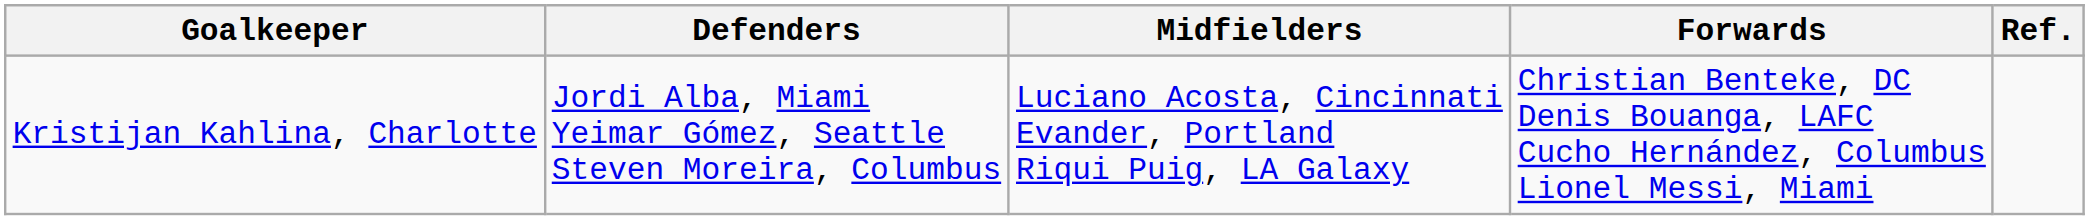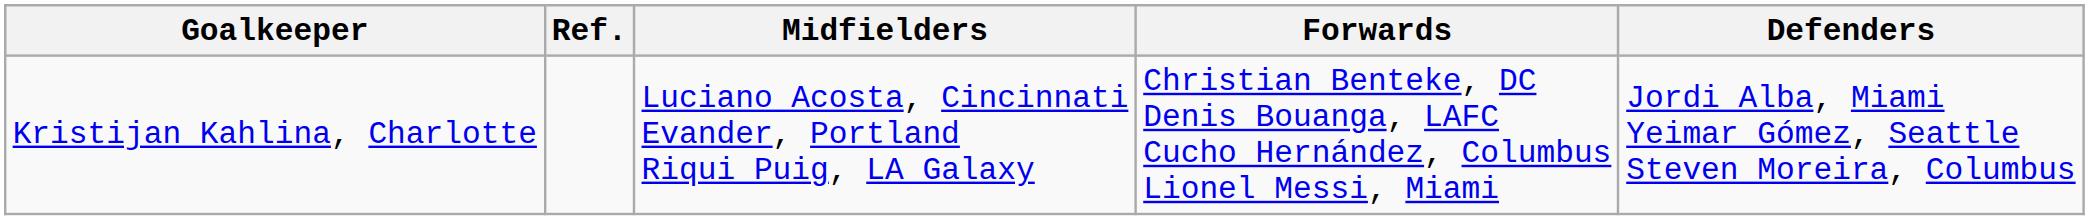columns swapped: (776, 31) <-> (2038, 31)
